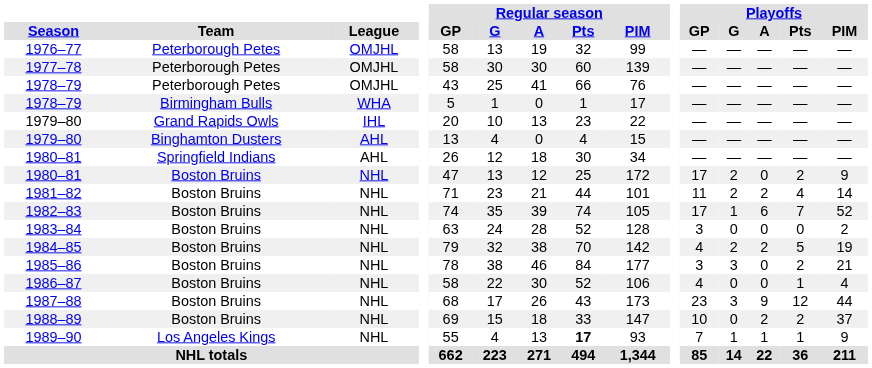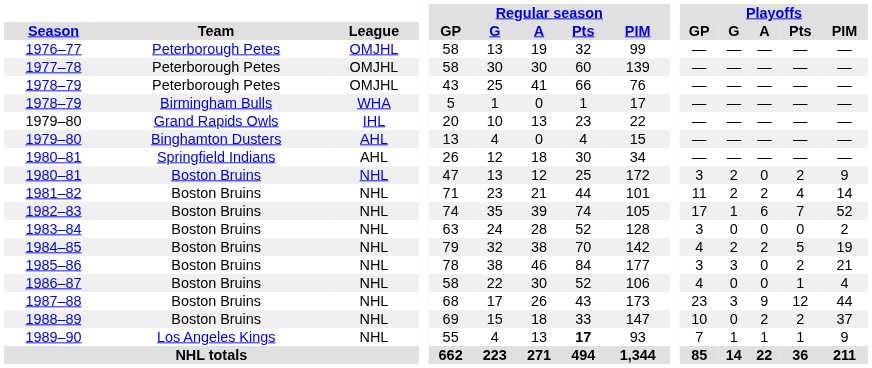(699, 175) 17 -> (699, 175) 3
